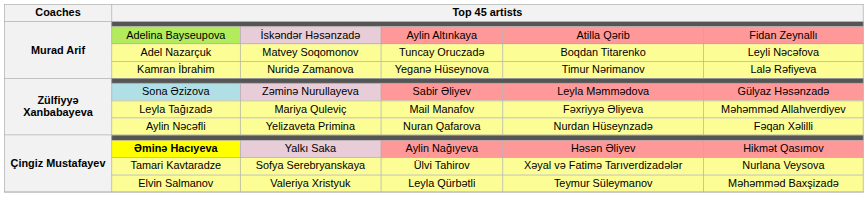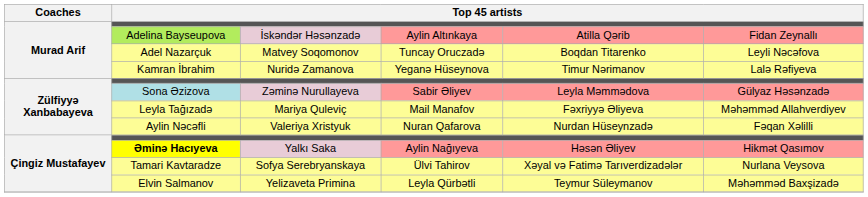(310, 126) Yelizaveta Primina -> (310, 126) Valeriya Xristyuk
(310, 183) Valeriya Xristyuk -> (310, 183) Yelizaveta Primina
